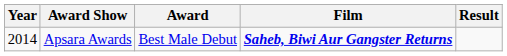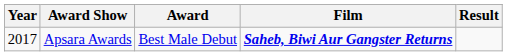(22, 39) 2014 -> (22, 39) 2017
